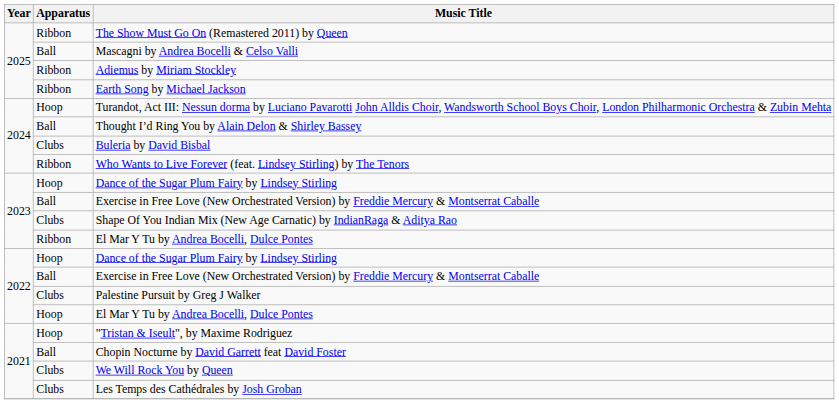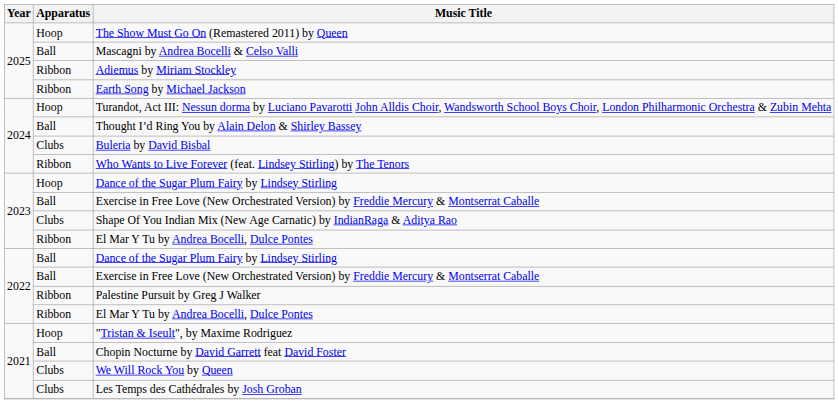(54, 32) Ribbon -> (49, 32) Hoop
(49, 257) Hoop -> (46, 257) Ball
(50, 295) Clubs -> (54, 295) Ribbon
(49, 314) Hoop -> (54, 314) Ribbon
